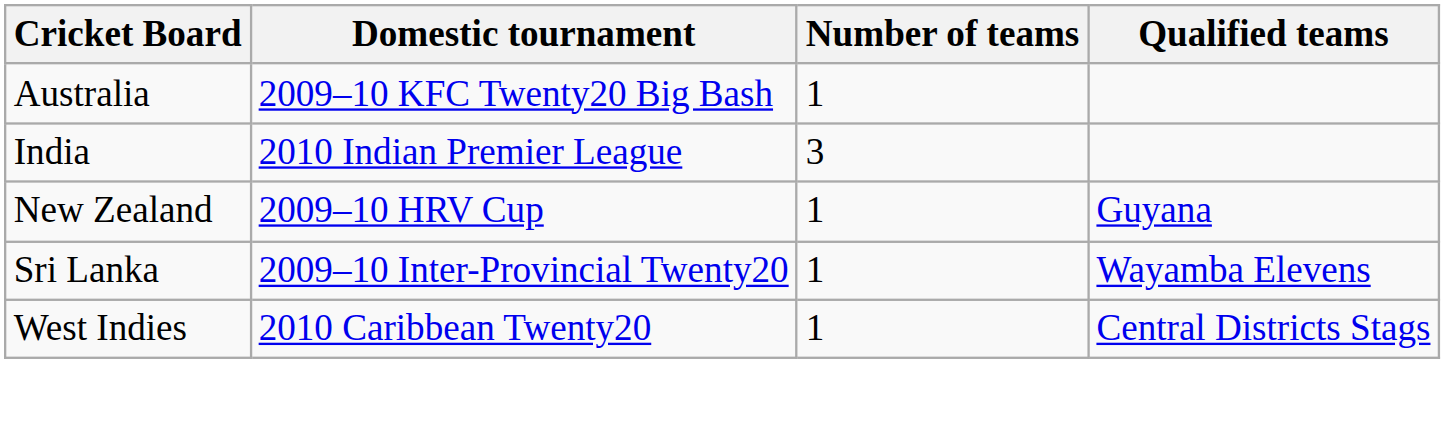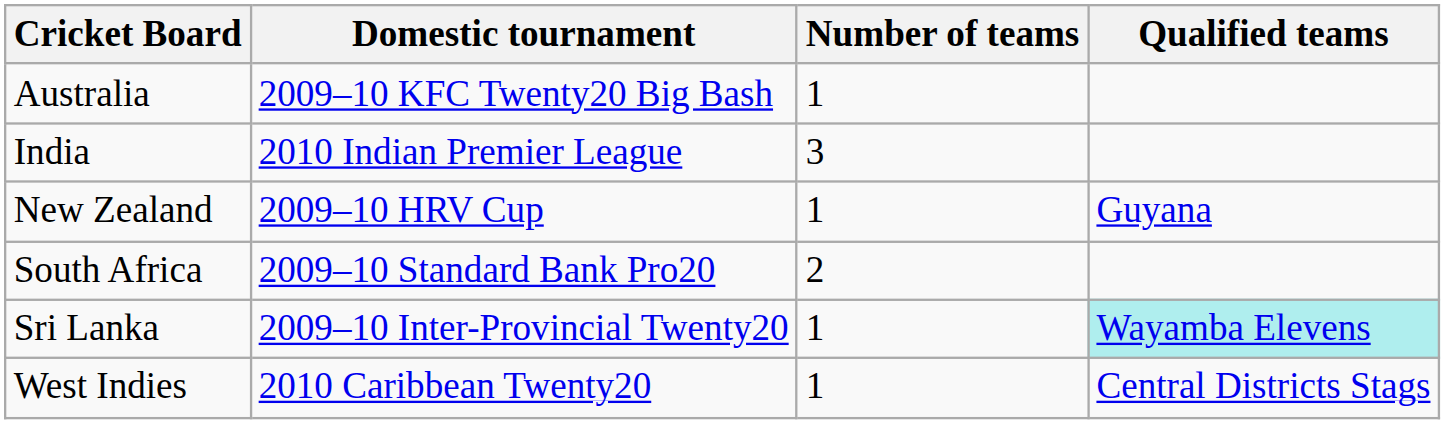+ row: (108, 269)
(1234, 269) no background -> (1234, 328) paleturquoise background
